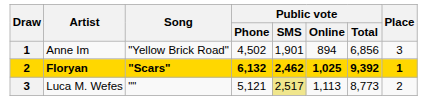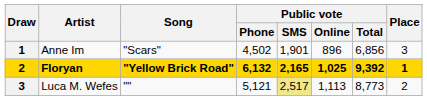(179, 50) "Yellow Brick Road" -> (142, 50) "Scars"
(327, 50) 894 -> (332, 50) 896
(149, 68) "Scars" -> (178, 68) "Yellow Brick Road"
(289, 68) 2,462 -> (294, 68) 2,165
